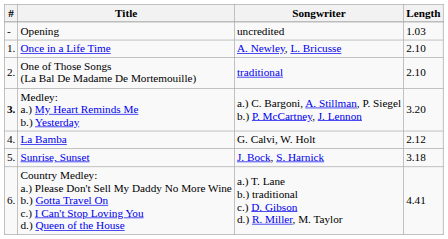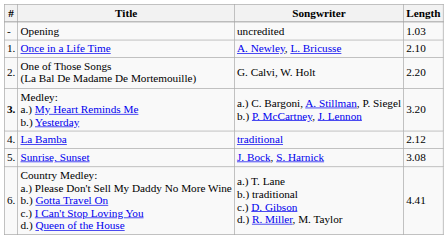(260, 72) traditional -> (276, 72) G. Calvi, W. Holt
(416, 72) 2.10 -> (416, 72) 2.20
(276, 139) G. Calvi, W. Holt -> (260, 139) traditional
(416, 157) 3.18 -> (416, 157) 3.08
